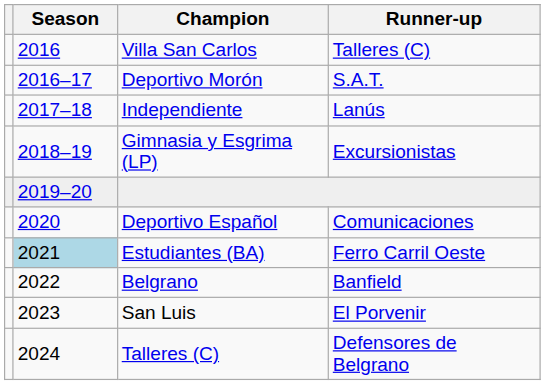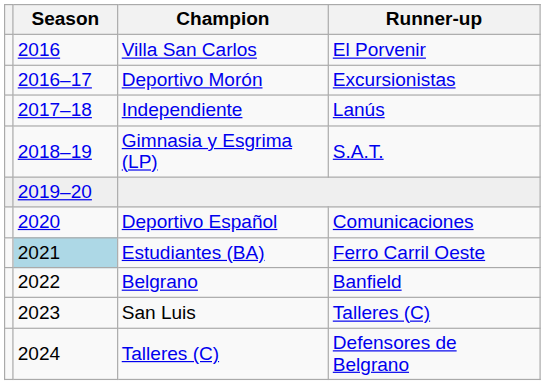(381, 49) Talleres (C) -> (379, 49) El Porvenir
(358, 79) S.A.T. -> (394, 79) Excursionistas
(394, 151) Excursionistas -> (358, 151) S.A.T.
(379, 312) El Porvenir -> (381, 312) Talleres (C)
